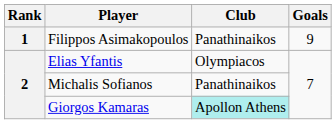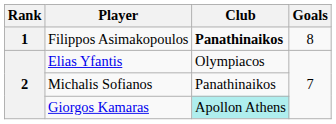(235, 38) normal -> (239, 38) bold
(310, 38) 9 -> (310, 38) 8
